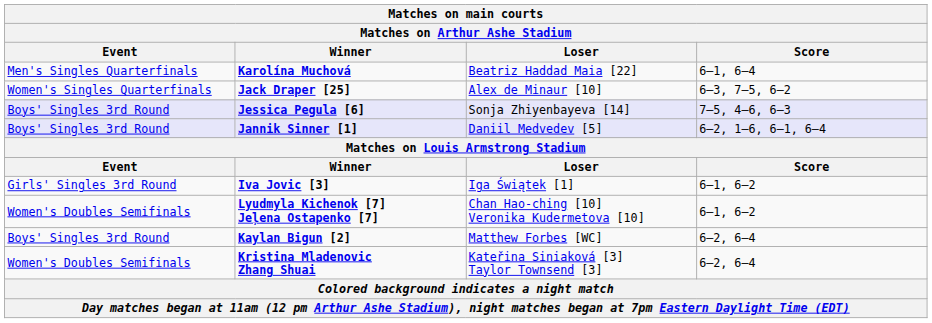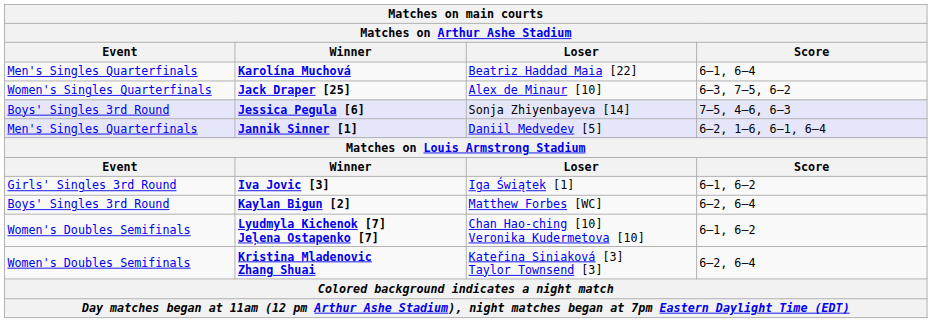(88, 128) Boys' Singles 3rd Round -> (103, 128) Men's Singles Quarterfinals
rows swapped: (294, 237) <-> (312, 211)
